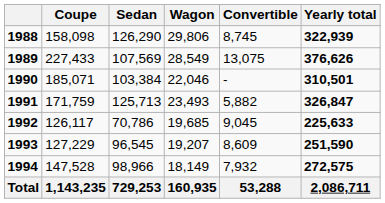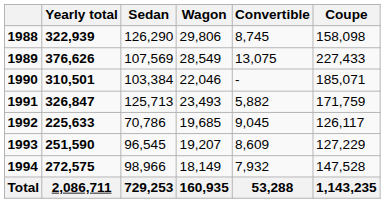columns swapped: (76, 15) <-> (340, 15)
